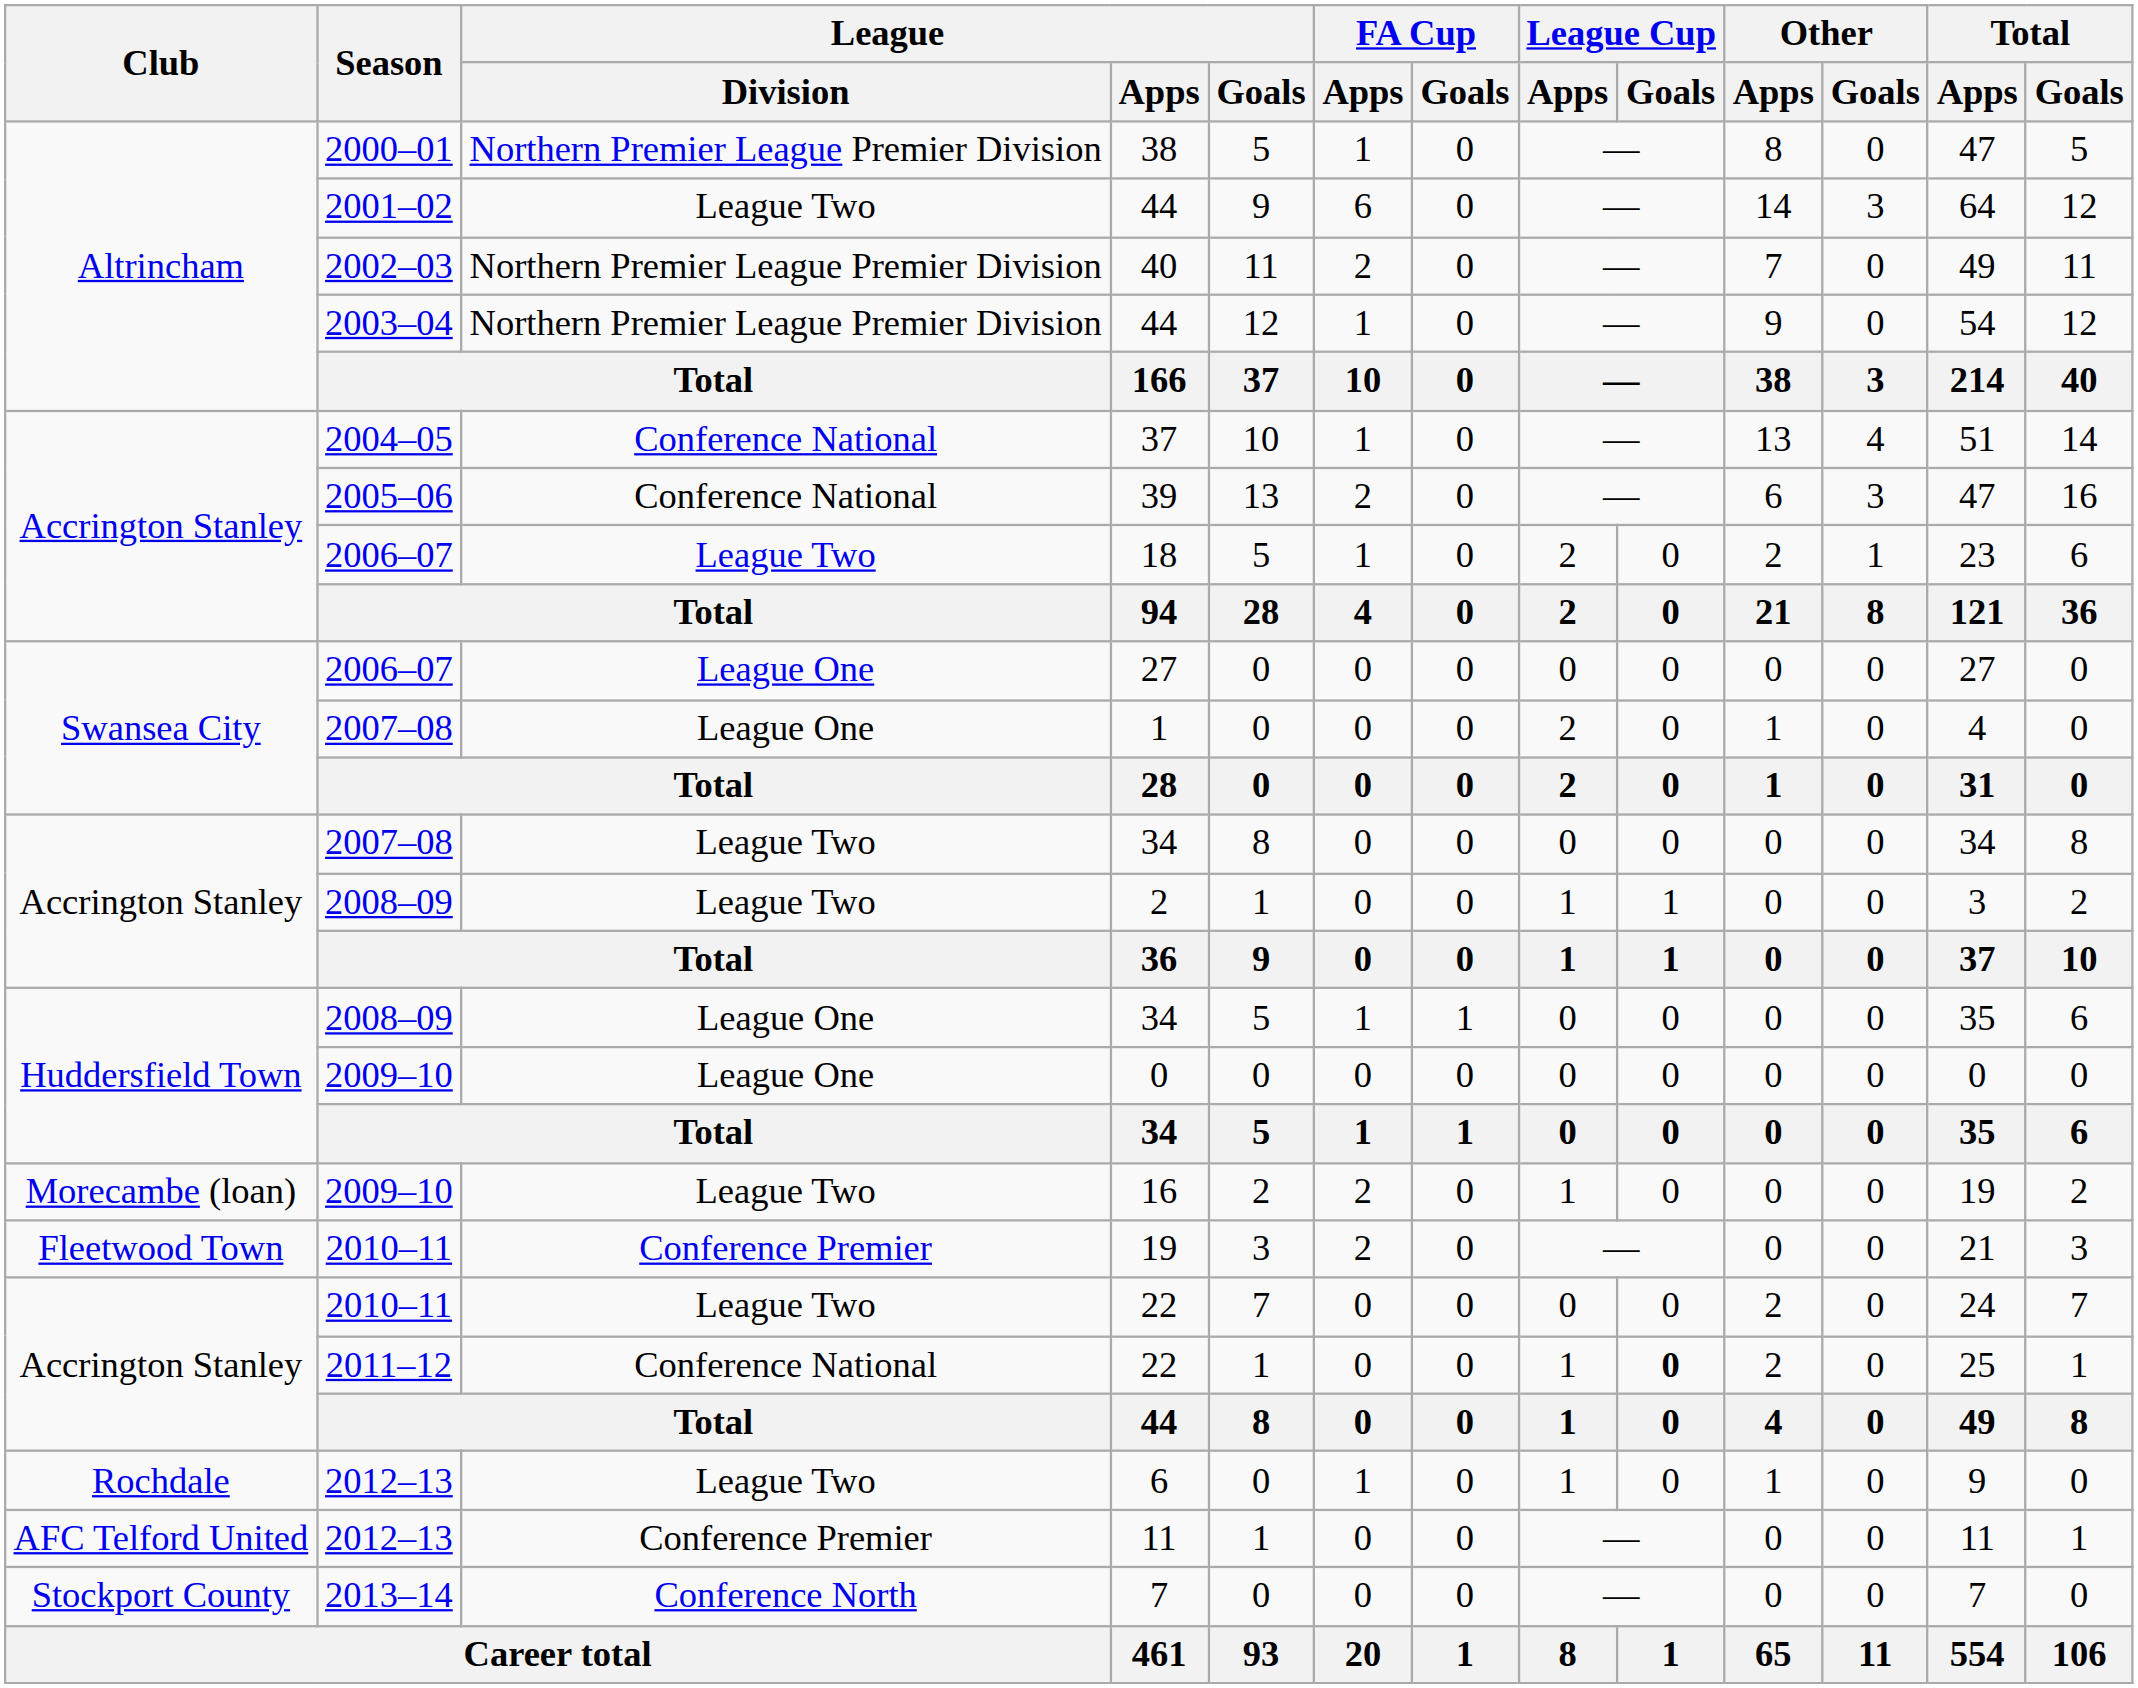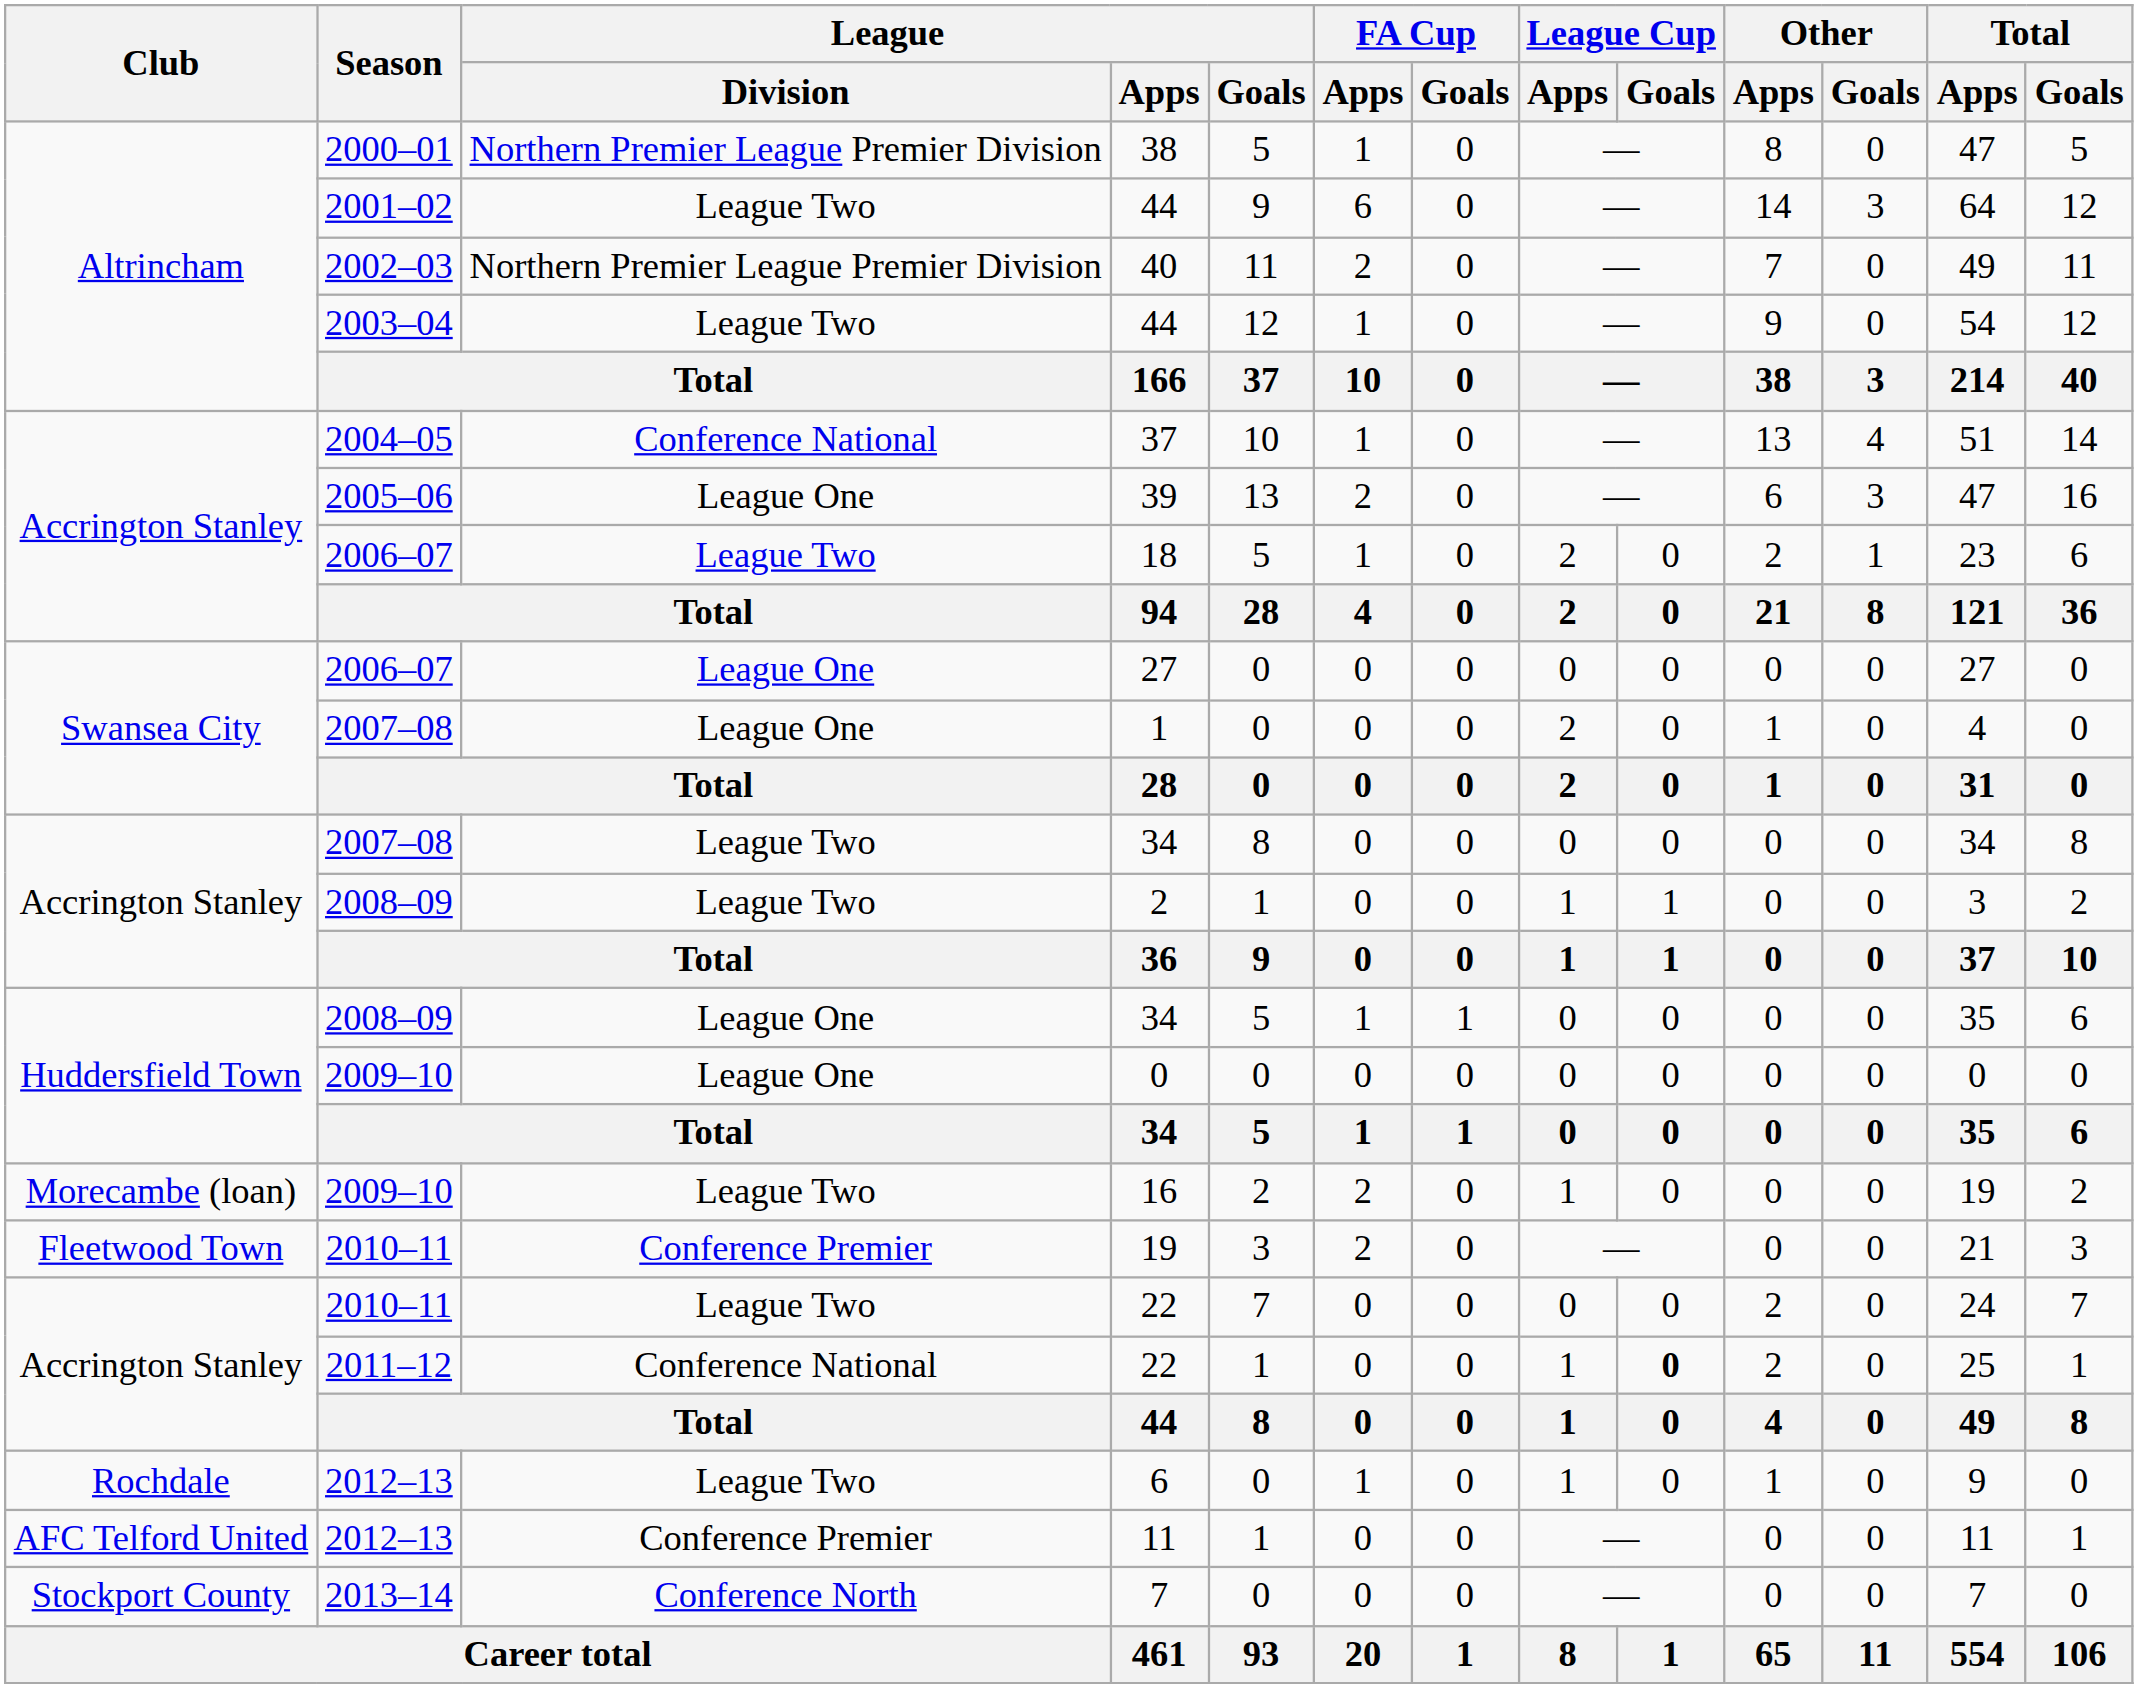(786, 322) Northern Premier League Premier Division -> (786, 322) League Two
(786, 496) Conference National -> (786, 496) League One
